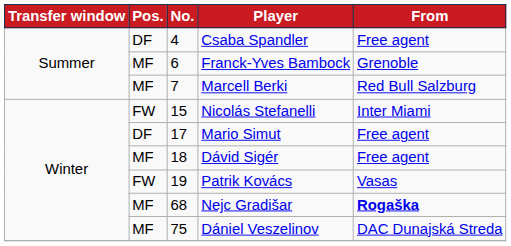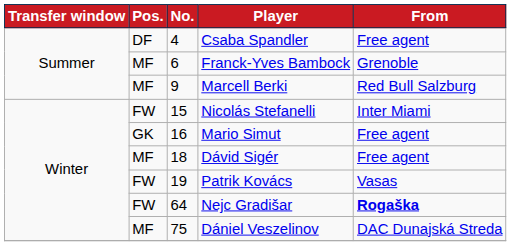(175, 87) 7 -> (175, 87) 9
(142, 134) DF -> (143, 134) GK
(179, 134) 17 -> (179, 134) 16
(143, 205) MF -> (144, 205) FW
(179, 205) 68 -> (179, 205) 64
